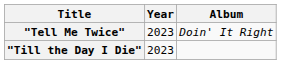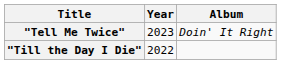(161, 50) 2023 -> (161, 50) 2022
